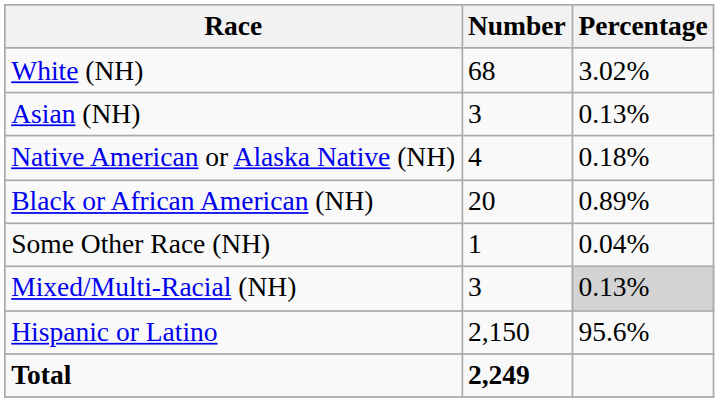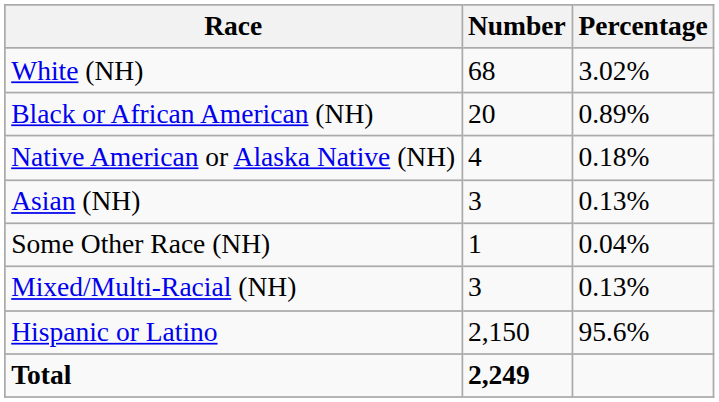rows swapped: (192, 200) <-> (76, 113)
(614, 288) lightgrey background -> (614, 288) no background
